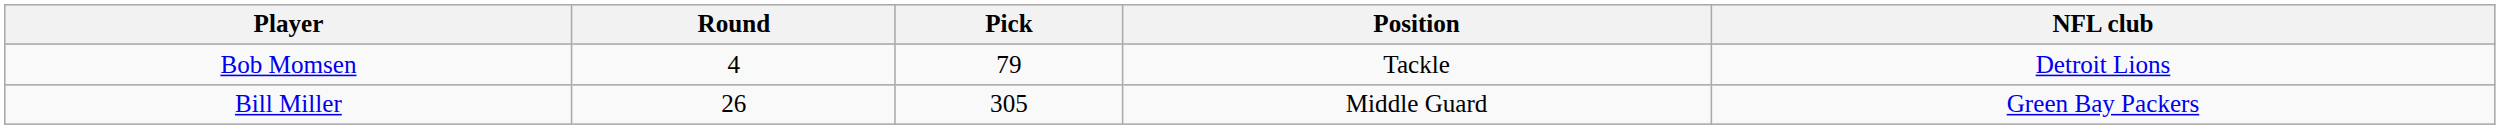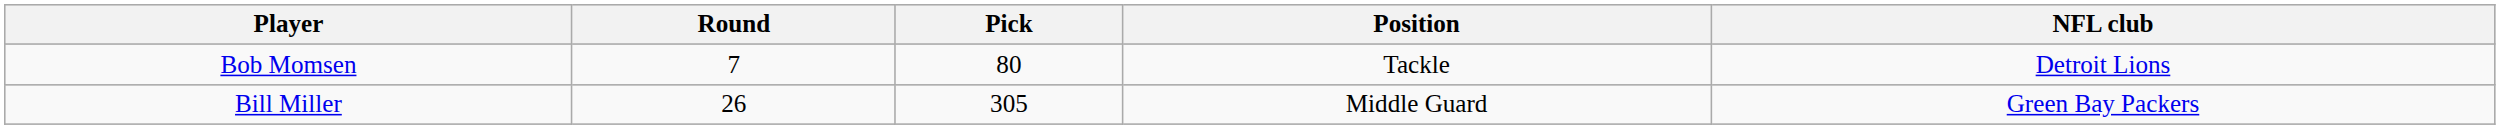(734, 64) 4 -> (734, 64) 7
(1009, 64) 79 -> (1009, 64) 80
